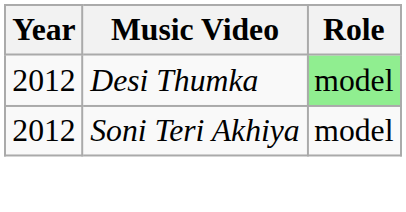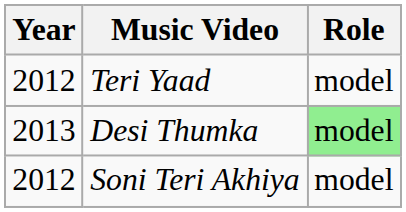+ row: (150, 79)
(44, 79) 2012 -> (44, 130) 2013
